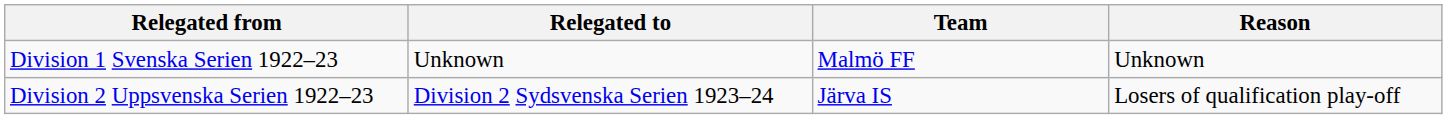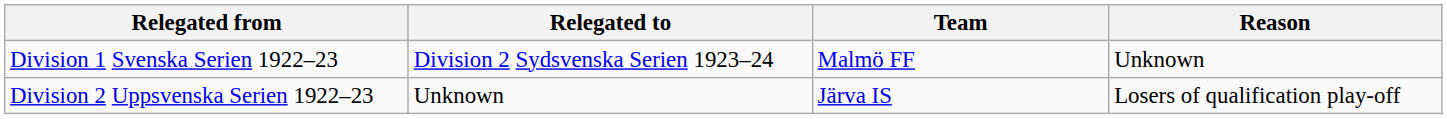(459, 58) Unknown -> (594, 58) Division 2 Sydsvenska Serien 1923–24
(594, 95) Division 2 Sydsvenska Serien 1923–24 -> (459, 95) Unknown
